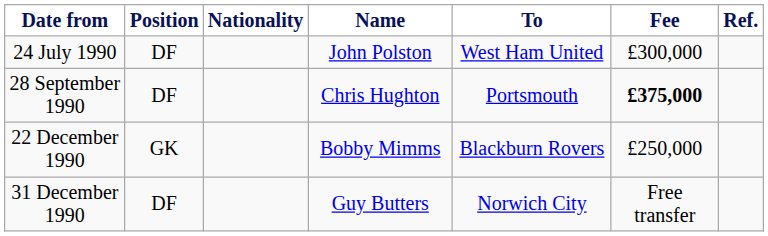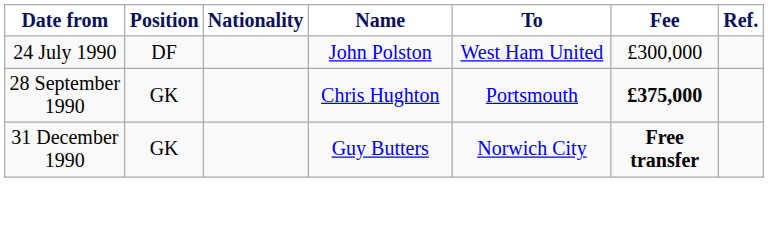(164, 95) DF -> (164, 95) GK
- row: (65, 149)
(164, 203) DF -> (164, 149) GK
(665, 203) normal -> (665, 149) bold
